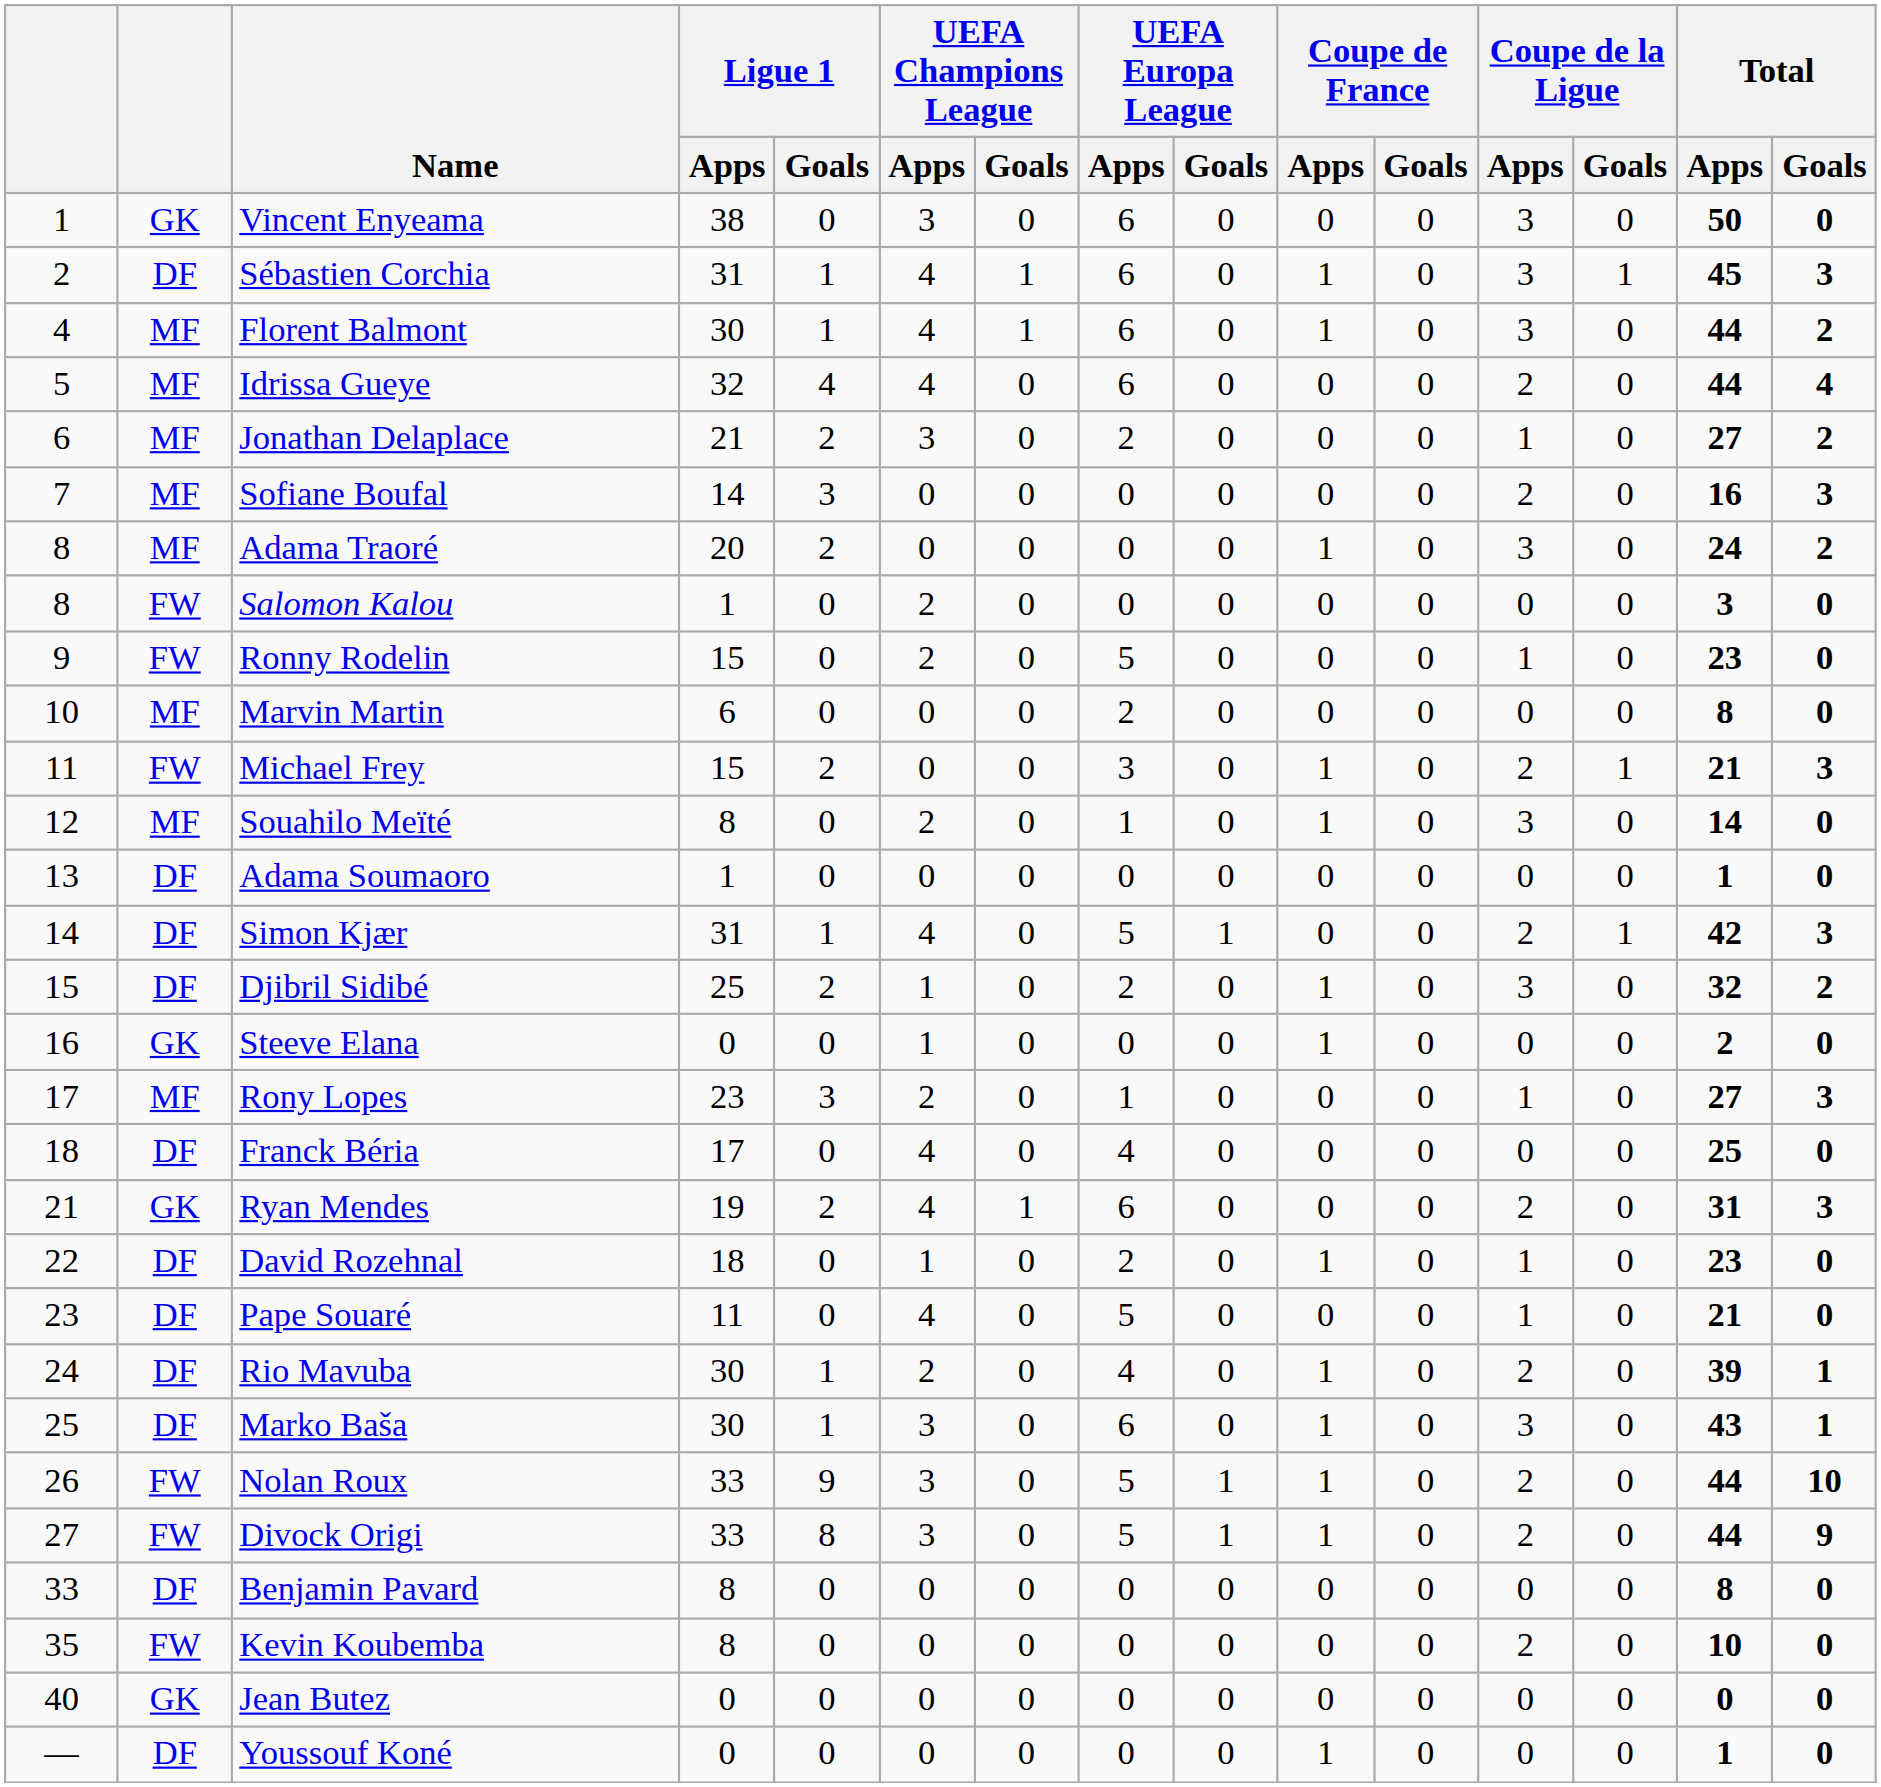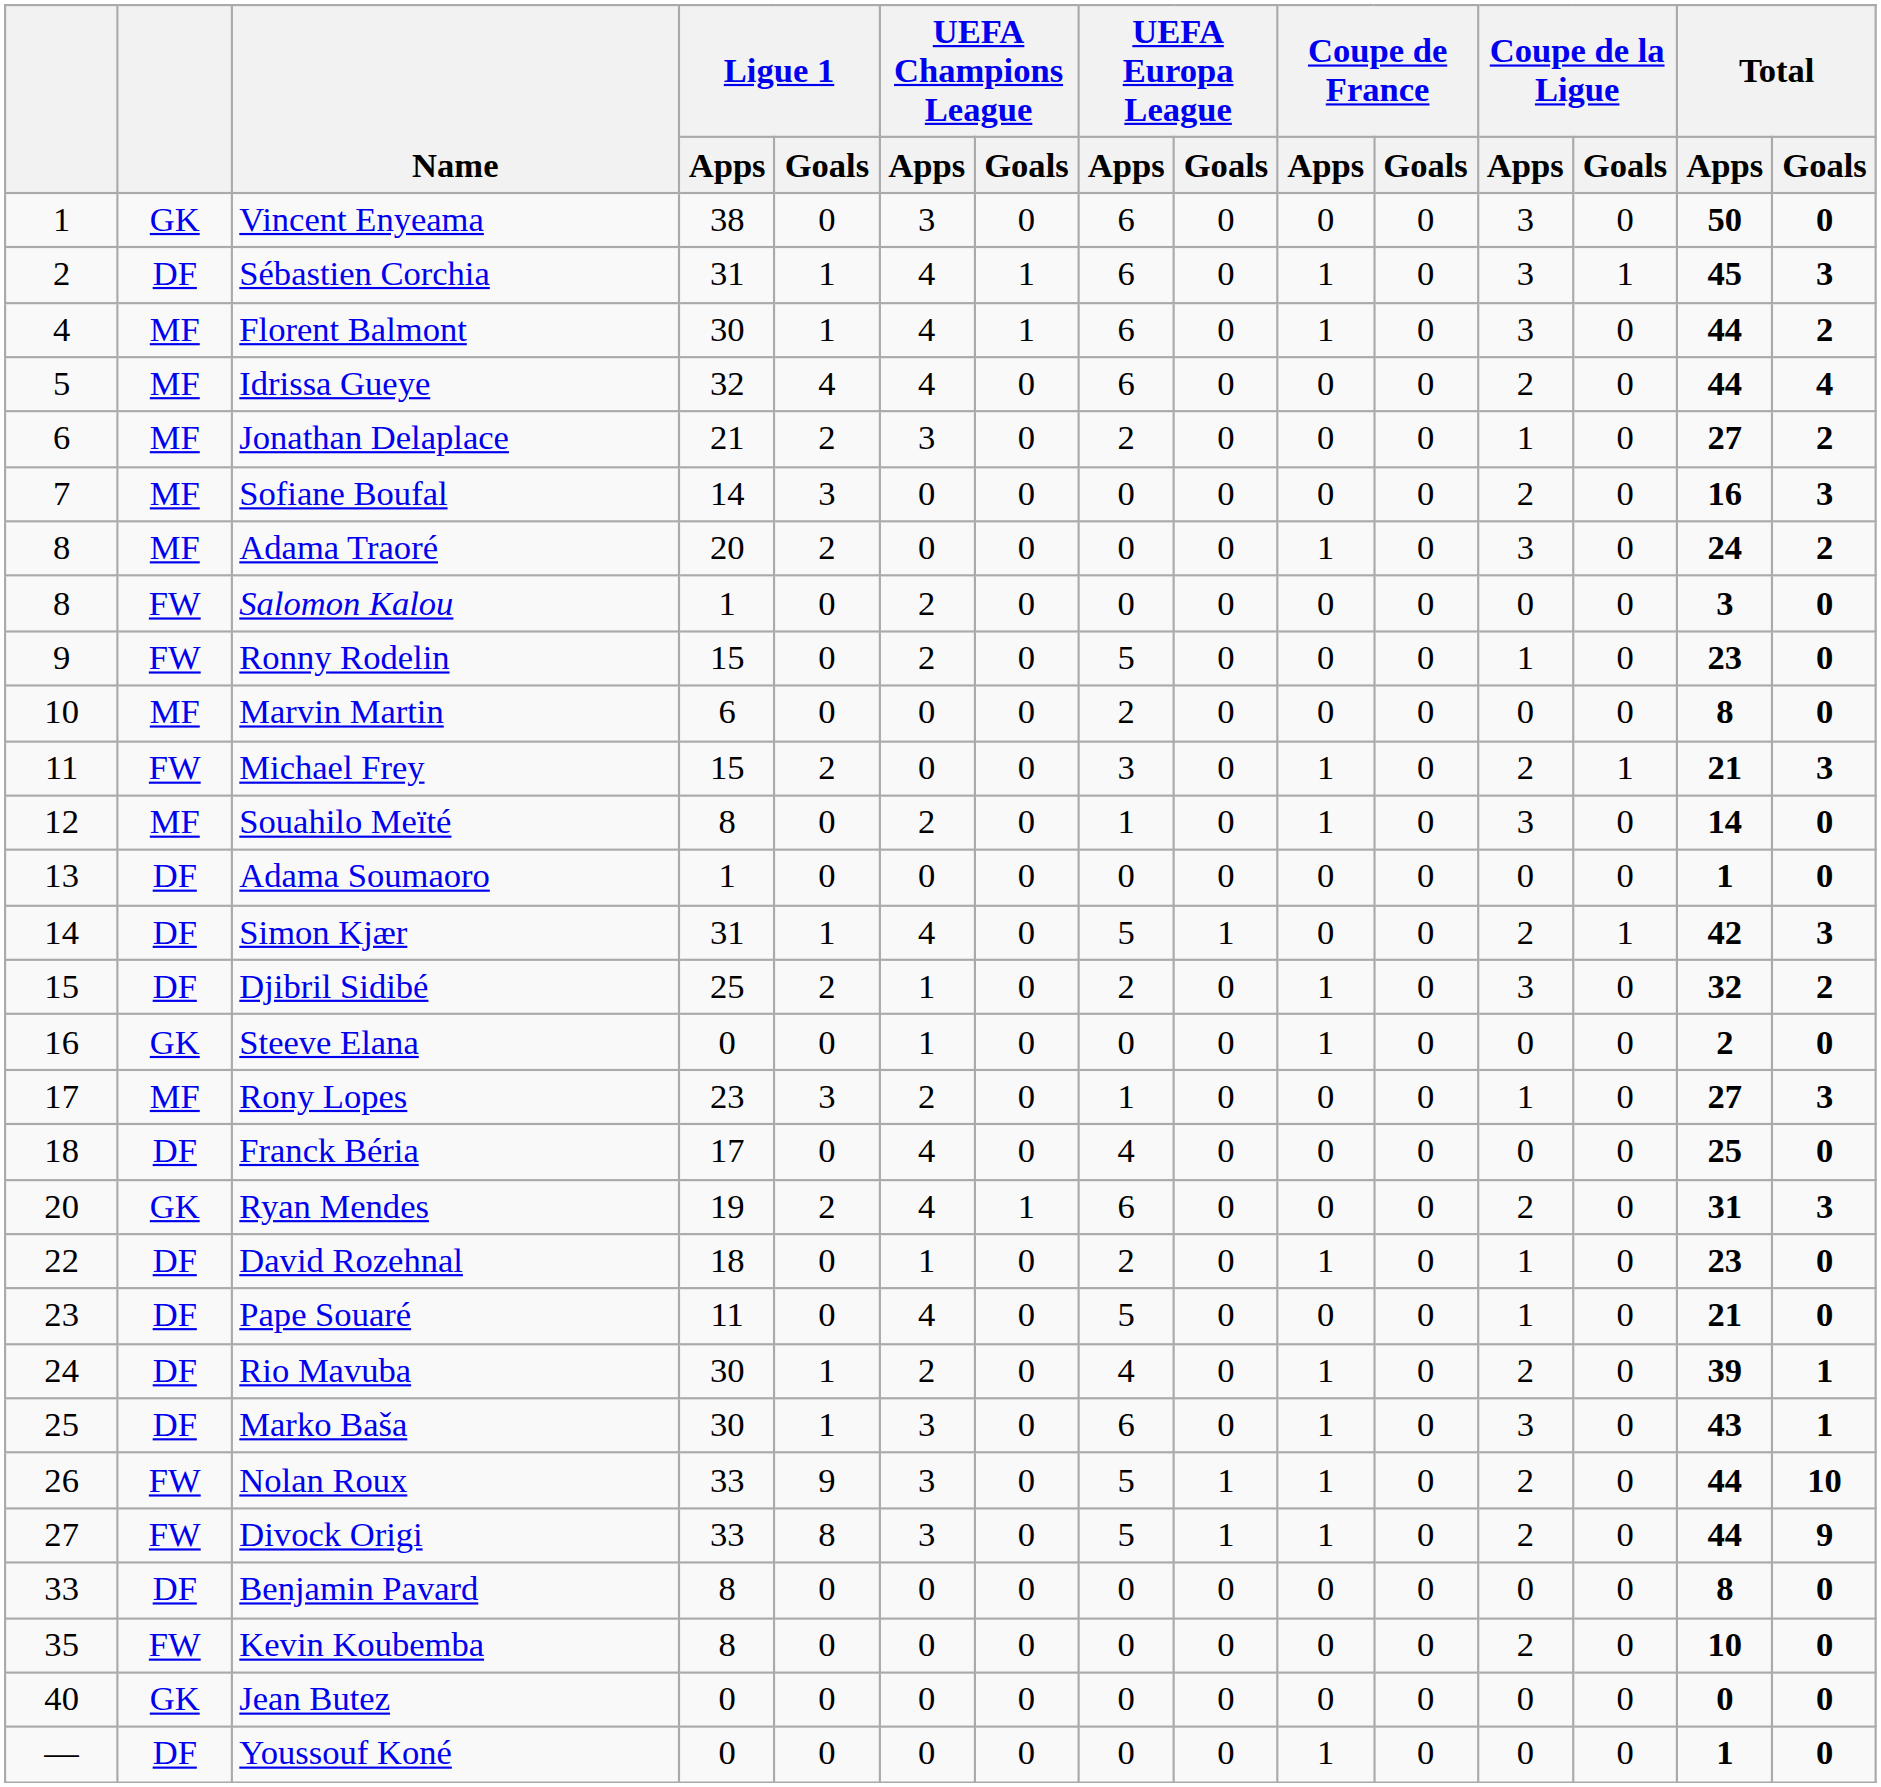(62, 1205) 21 -> (62, 1205) 20
